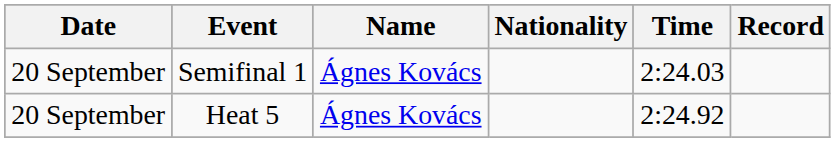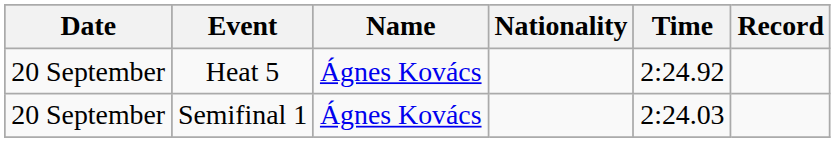rows swapped: (243, 114) <-> (243, 70)
